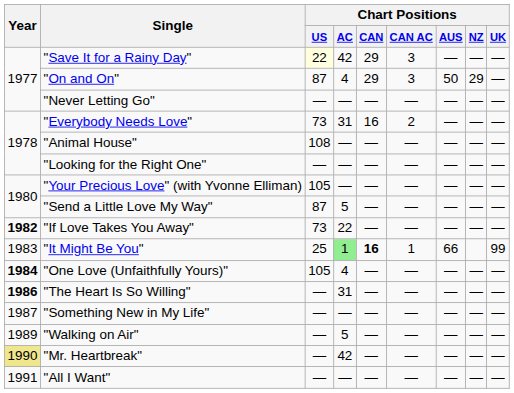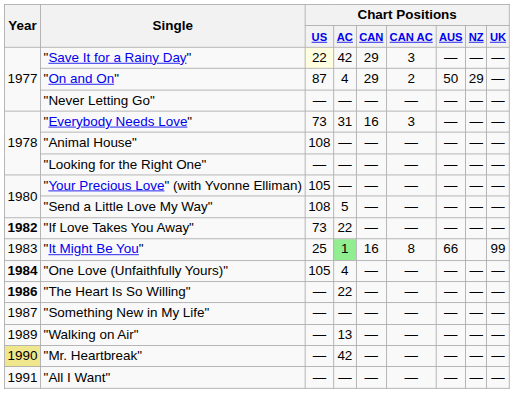(411, 79) 3 -> (411, 79) 2
(411, 121) 2 -> (411, 121) 3
(319, 206) 87 -> (319, 206) 108
(371, 249) bold -> (371, 249) normal
(411, 249) 1 -> (411, 249) 8
(345, 292) 31 -> (345, 292) 22
(345, 334) 5 -> (345, 334) 13
